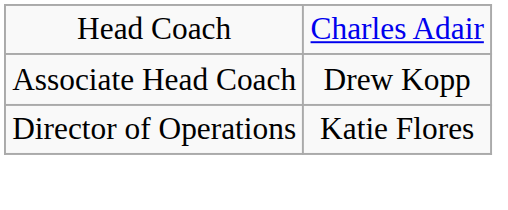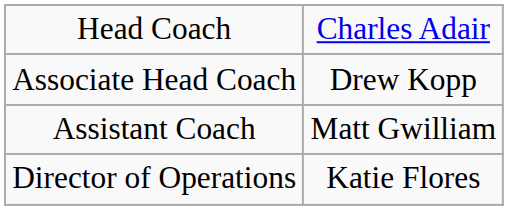+ row: (154, 128)
